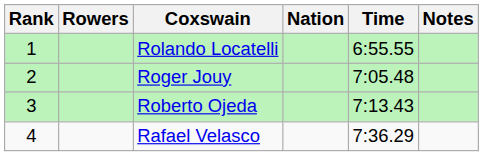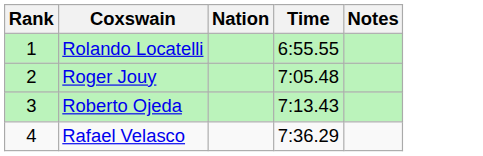- column: (96, 19)
